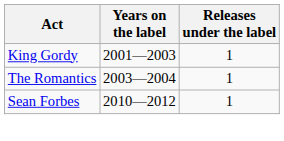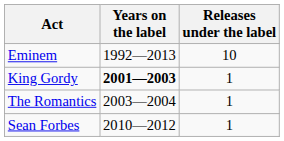+ row: (32, 55)
(139, 55) normal -> (139, 78) bold
